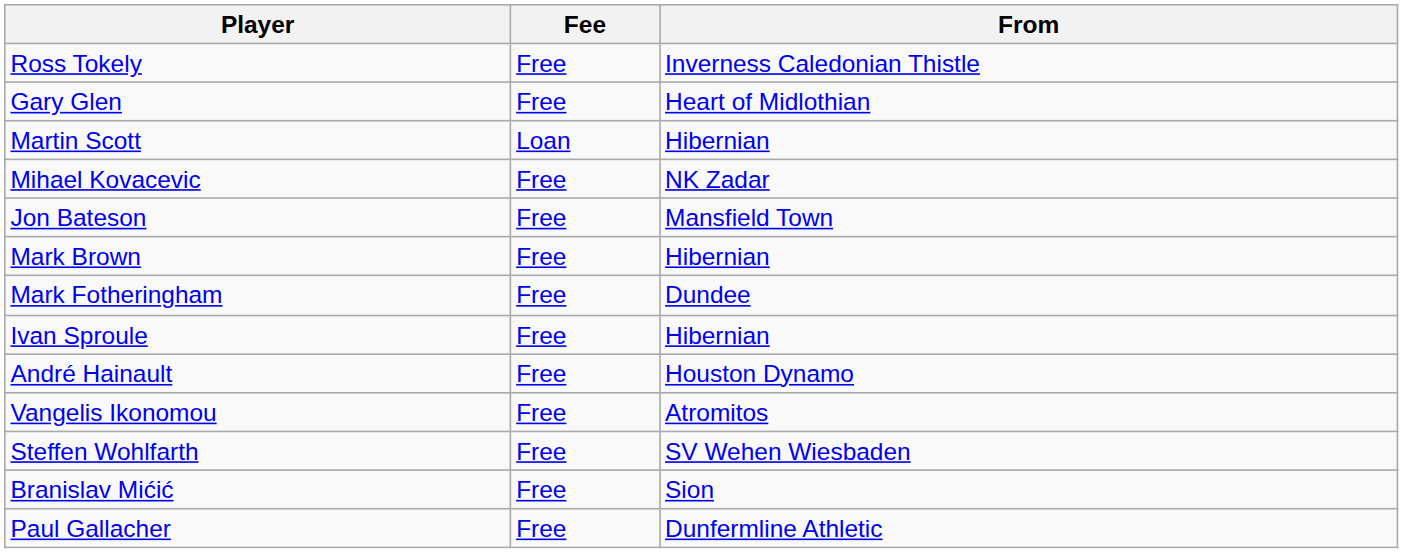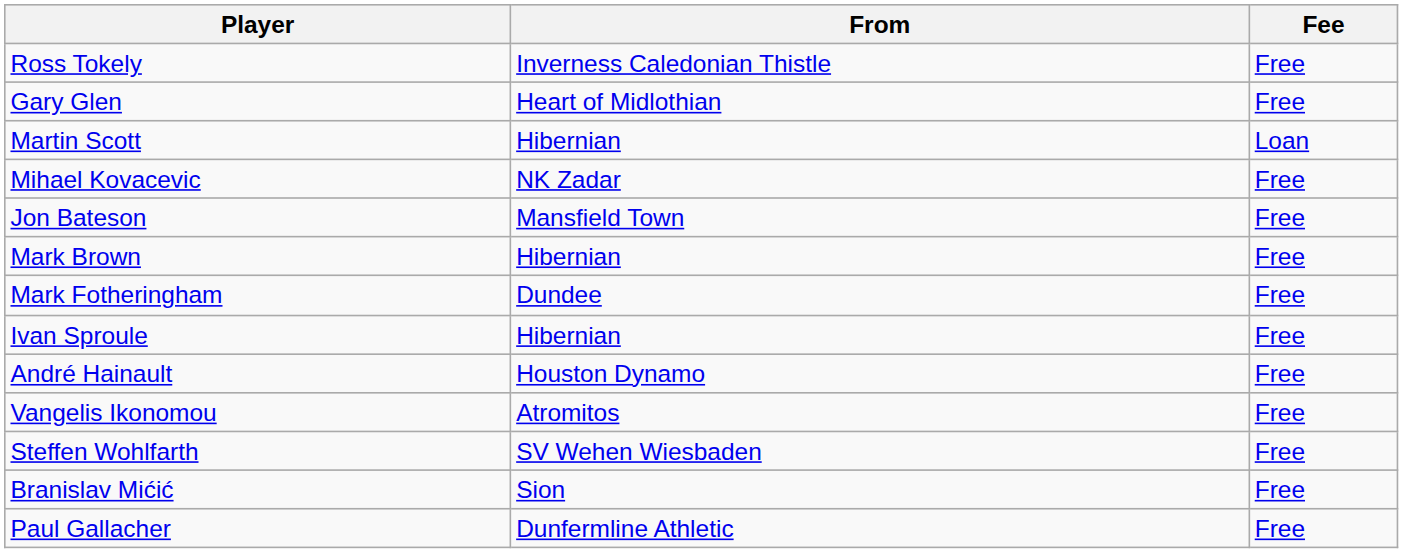columns swapped: (1029, 24) <-> (585, 24)
